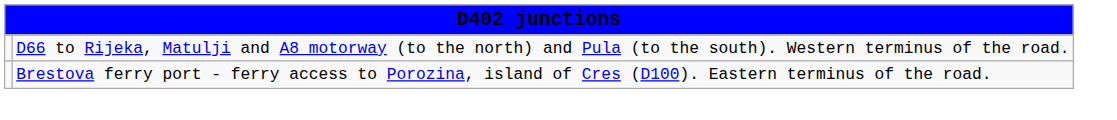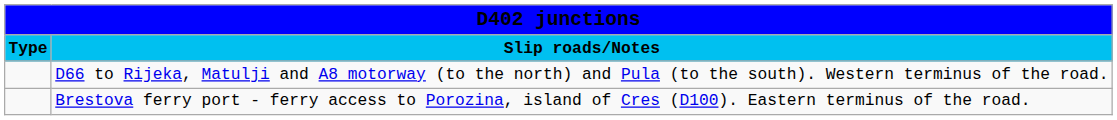+ row: (582, 48)
